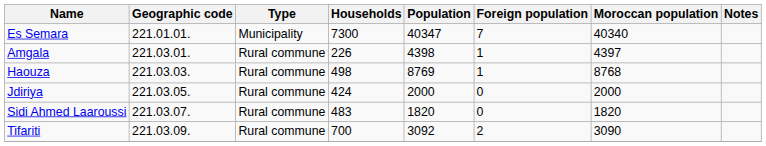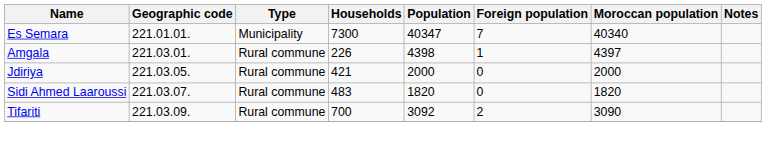- row: (28, 72)
(341, 92) 424 -> (341, 72) 421
